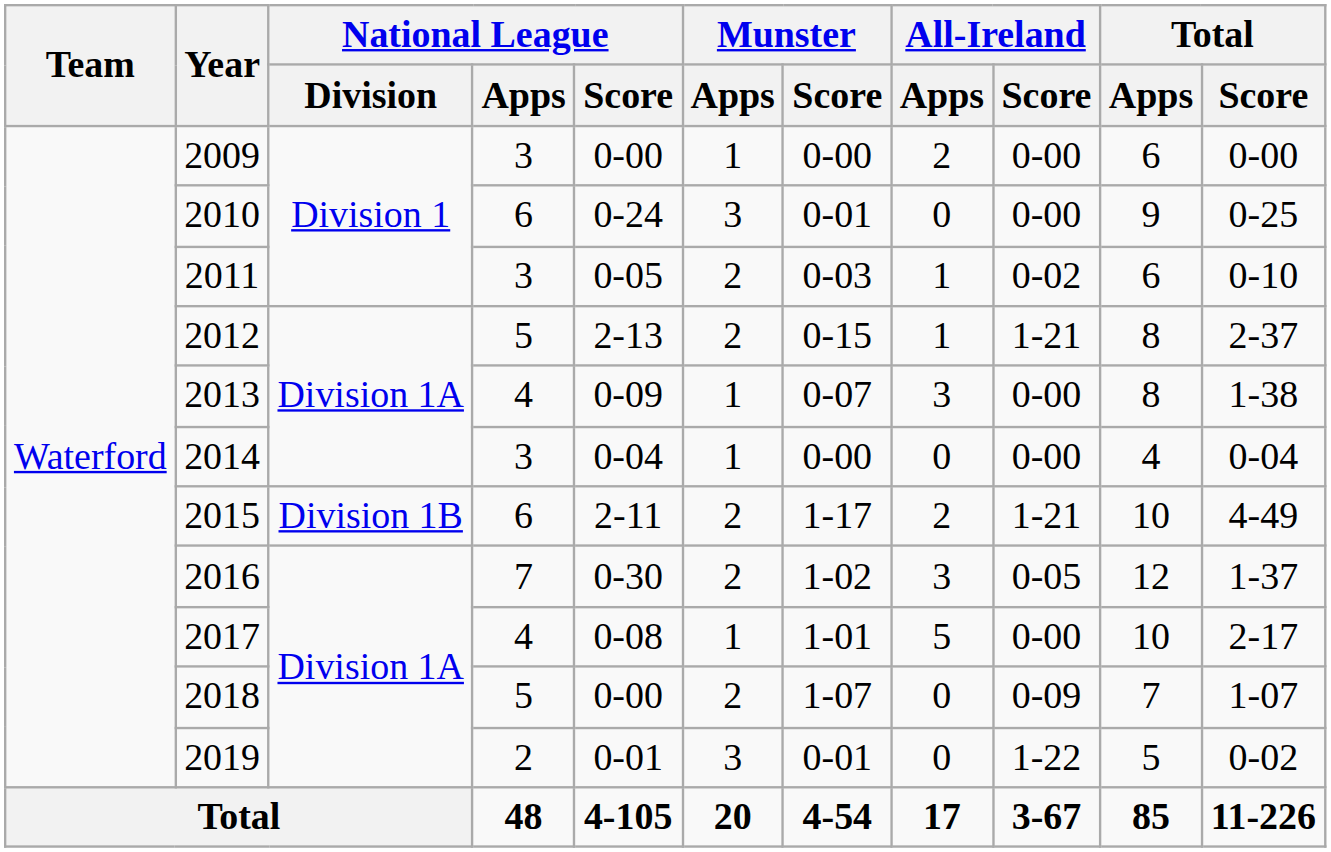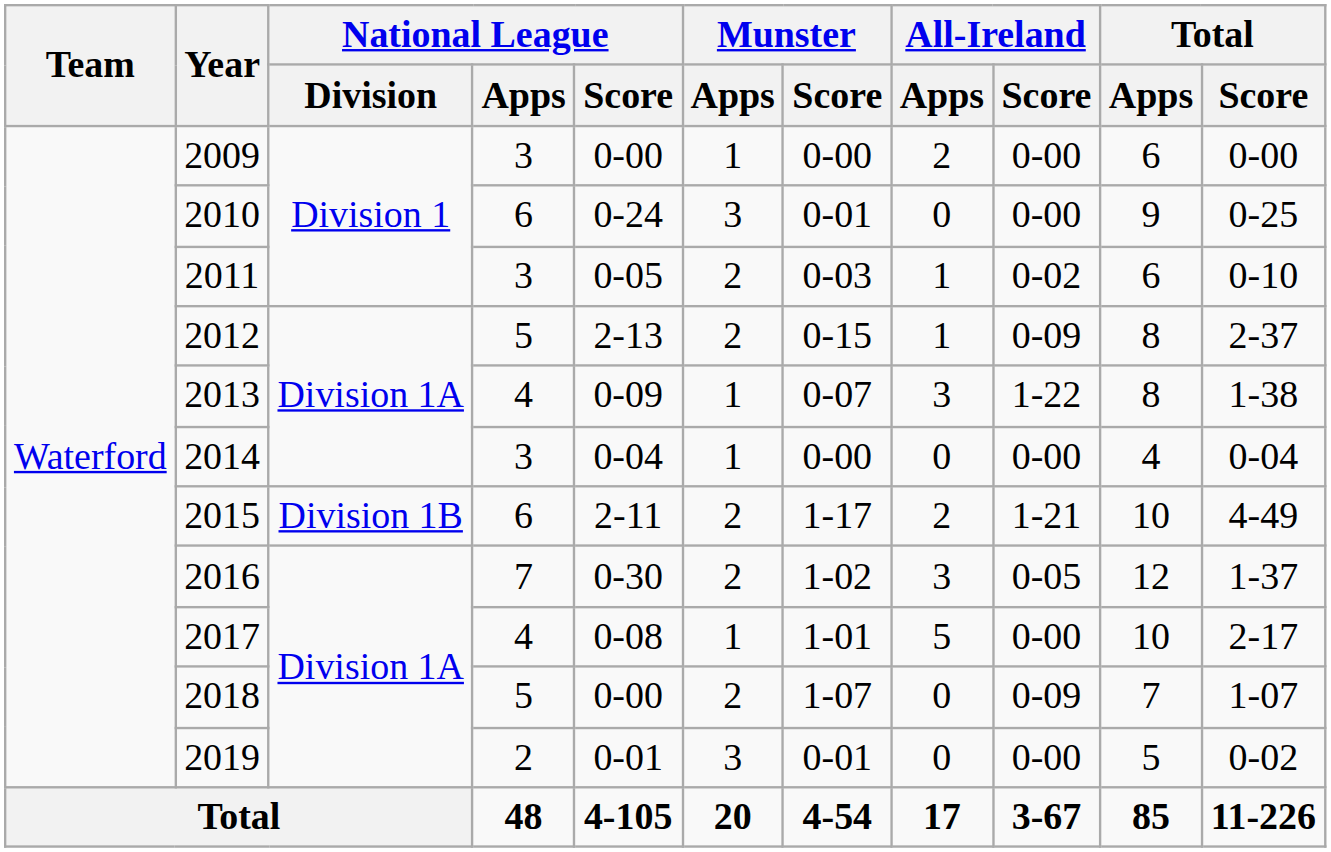(1046, 335) 1-21 -> (1046, 335) 0-09
(1046, 395) 0-00 -> (1046, 395) 1-22
(1046, 756) 1-22 -> (1046, 756) 0-00
